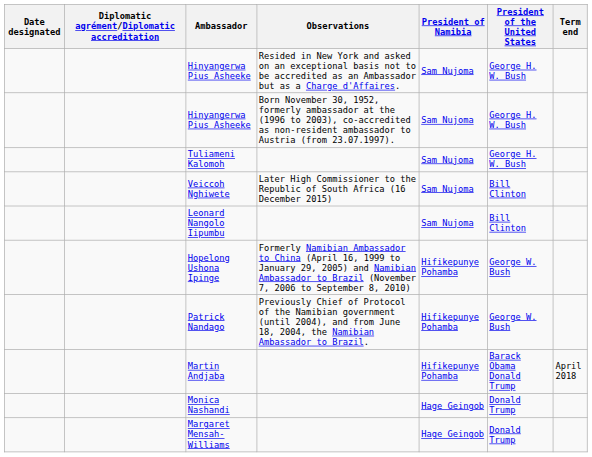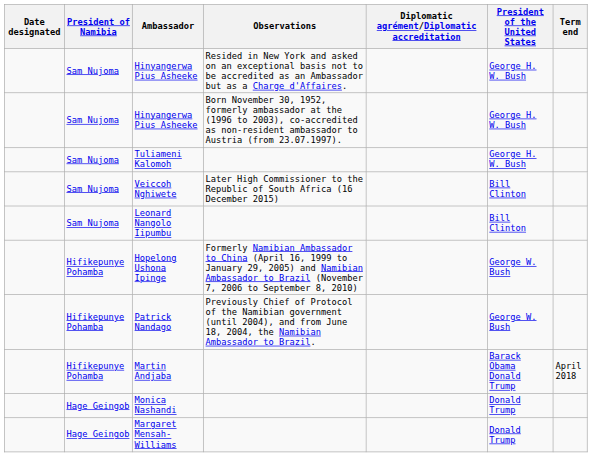columns swapped: (125, 27) <-> (453, 27)
